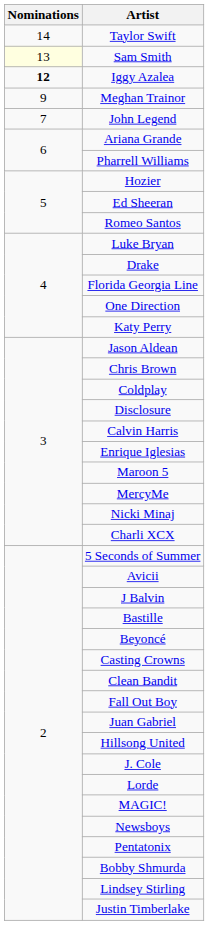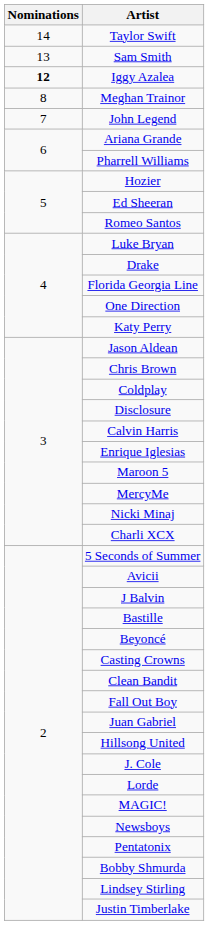(43, 56) lightyellow background -> (43, 56) no background
(43, 98) 9 -> (43, 98) 8
